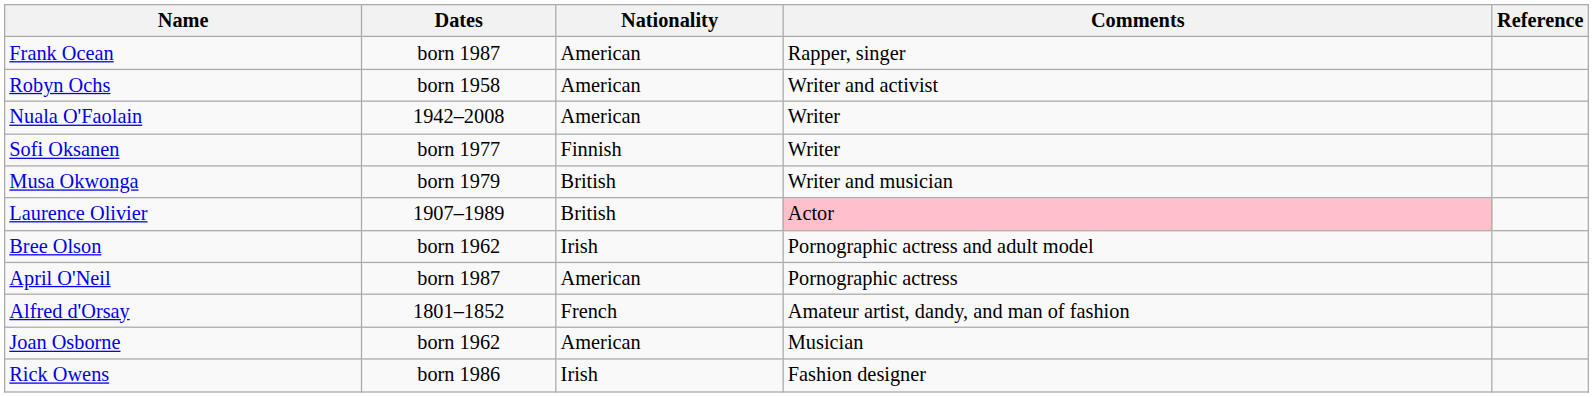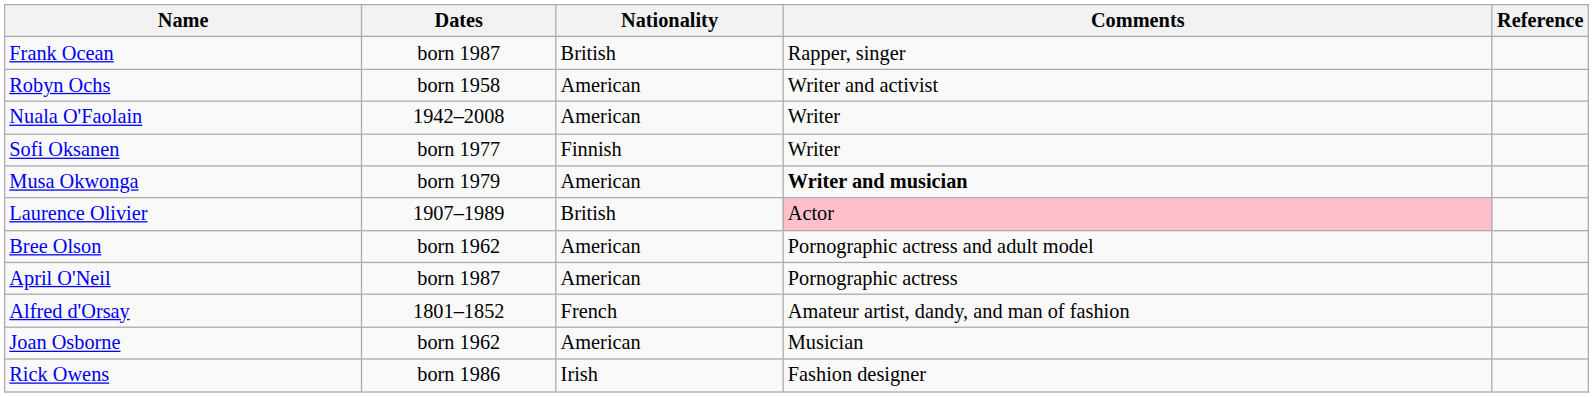(601, 52) American -> (588, 52) British
(588, 181) British -> (601, 181) American
(870, 181) normal -> (878, 181) bold
(579, 246) Irish -> (601, 246) American
